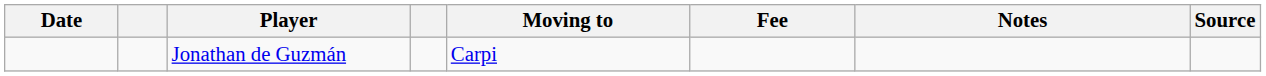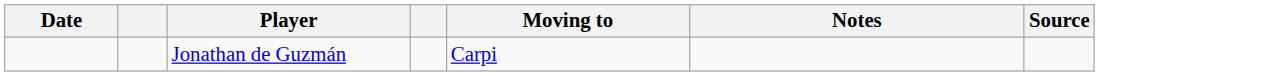- column: (772, 20)
